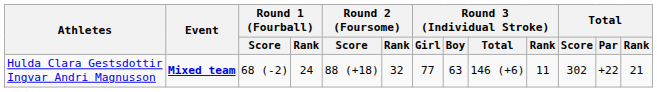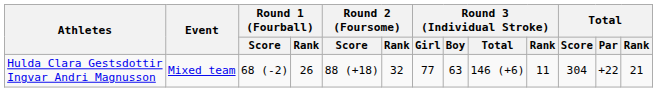(202, 70) bold -> (202, 70) normal
(306, 70) 24 -> (306, 70) 26
(577, 70) 302 -> (577, 70) 304
